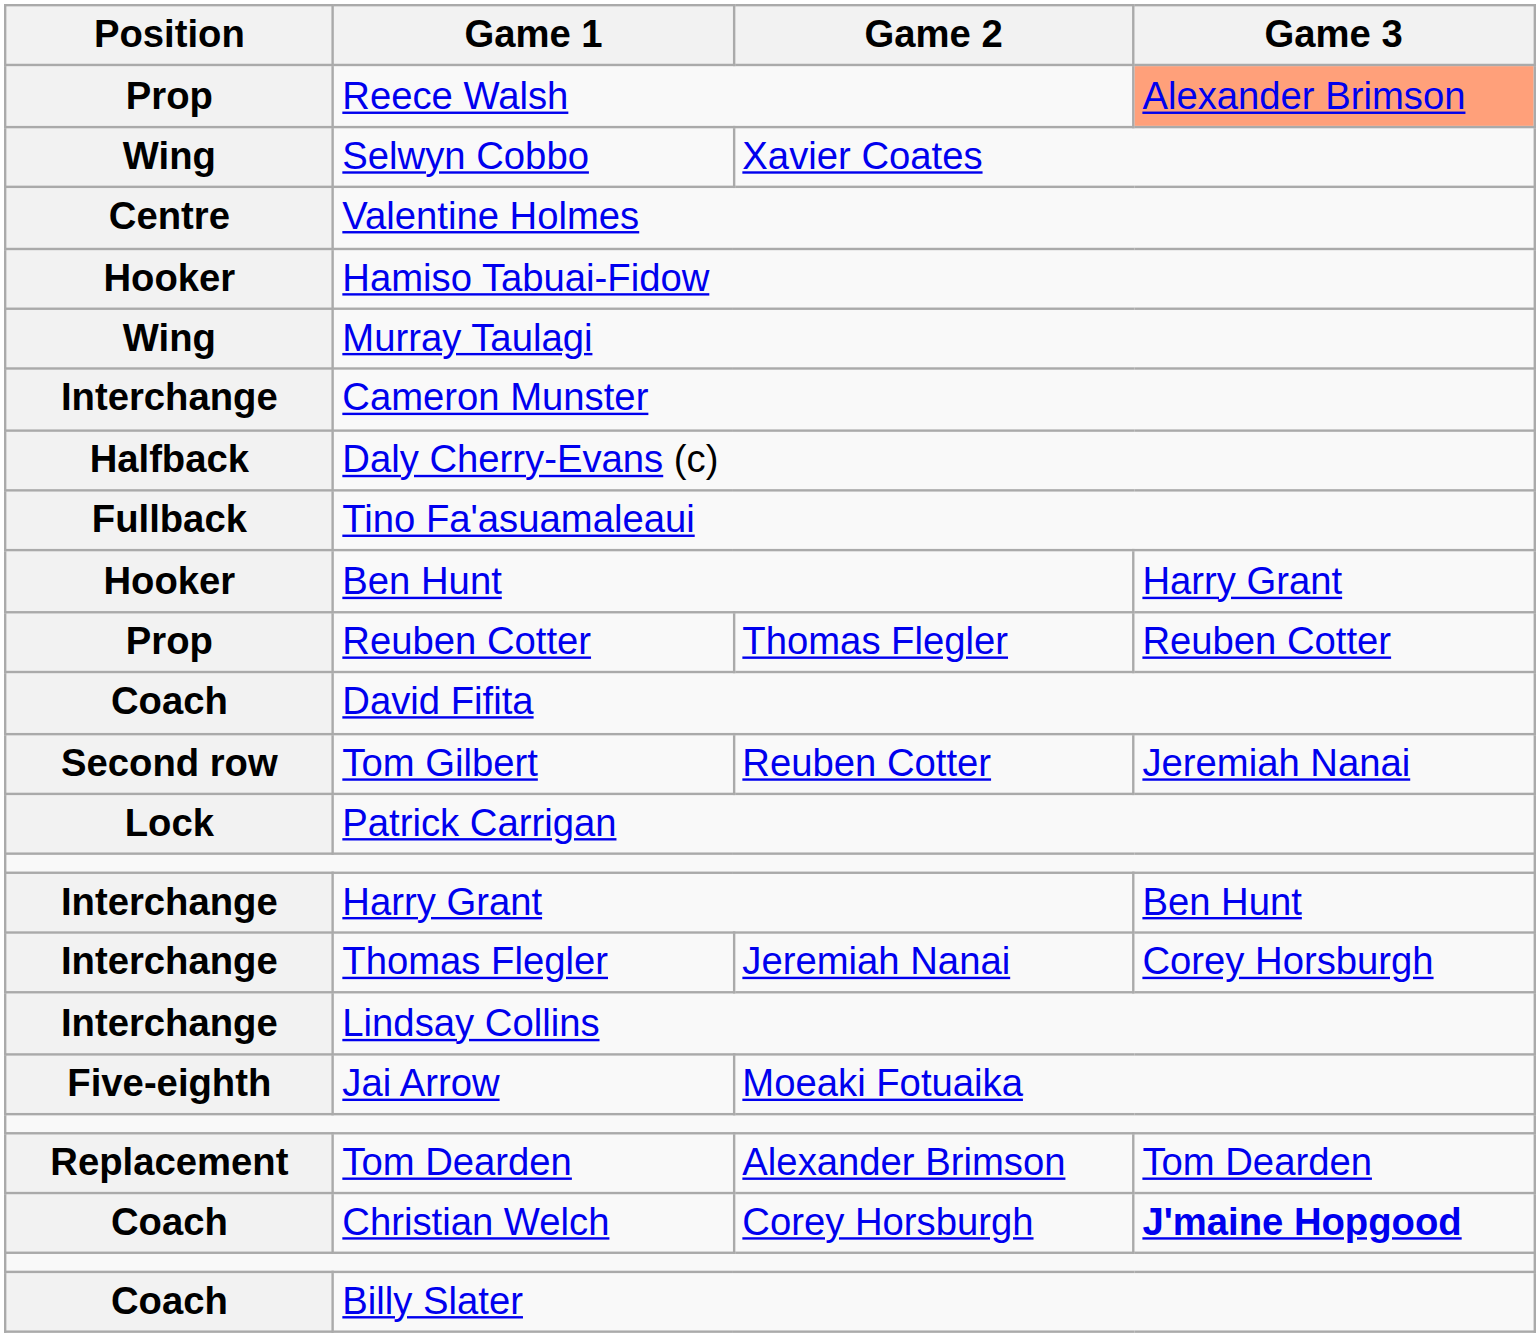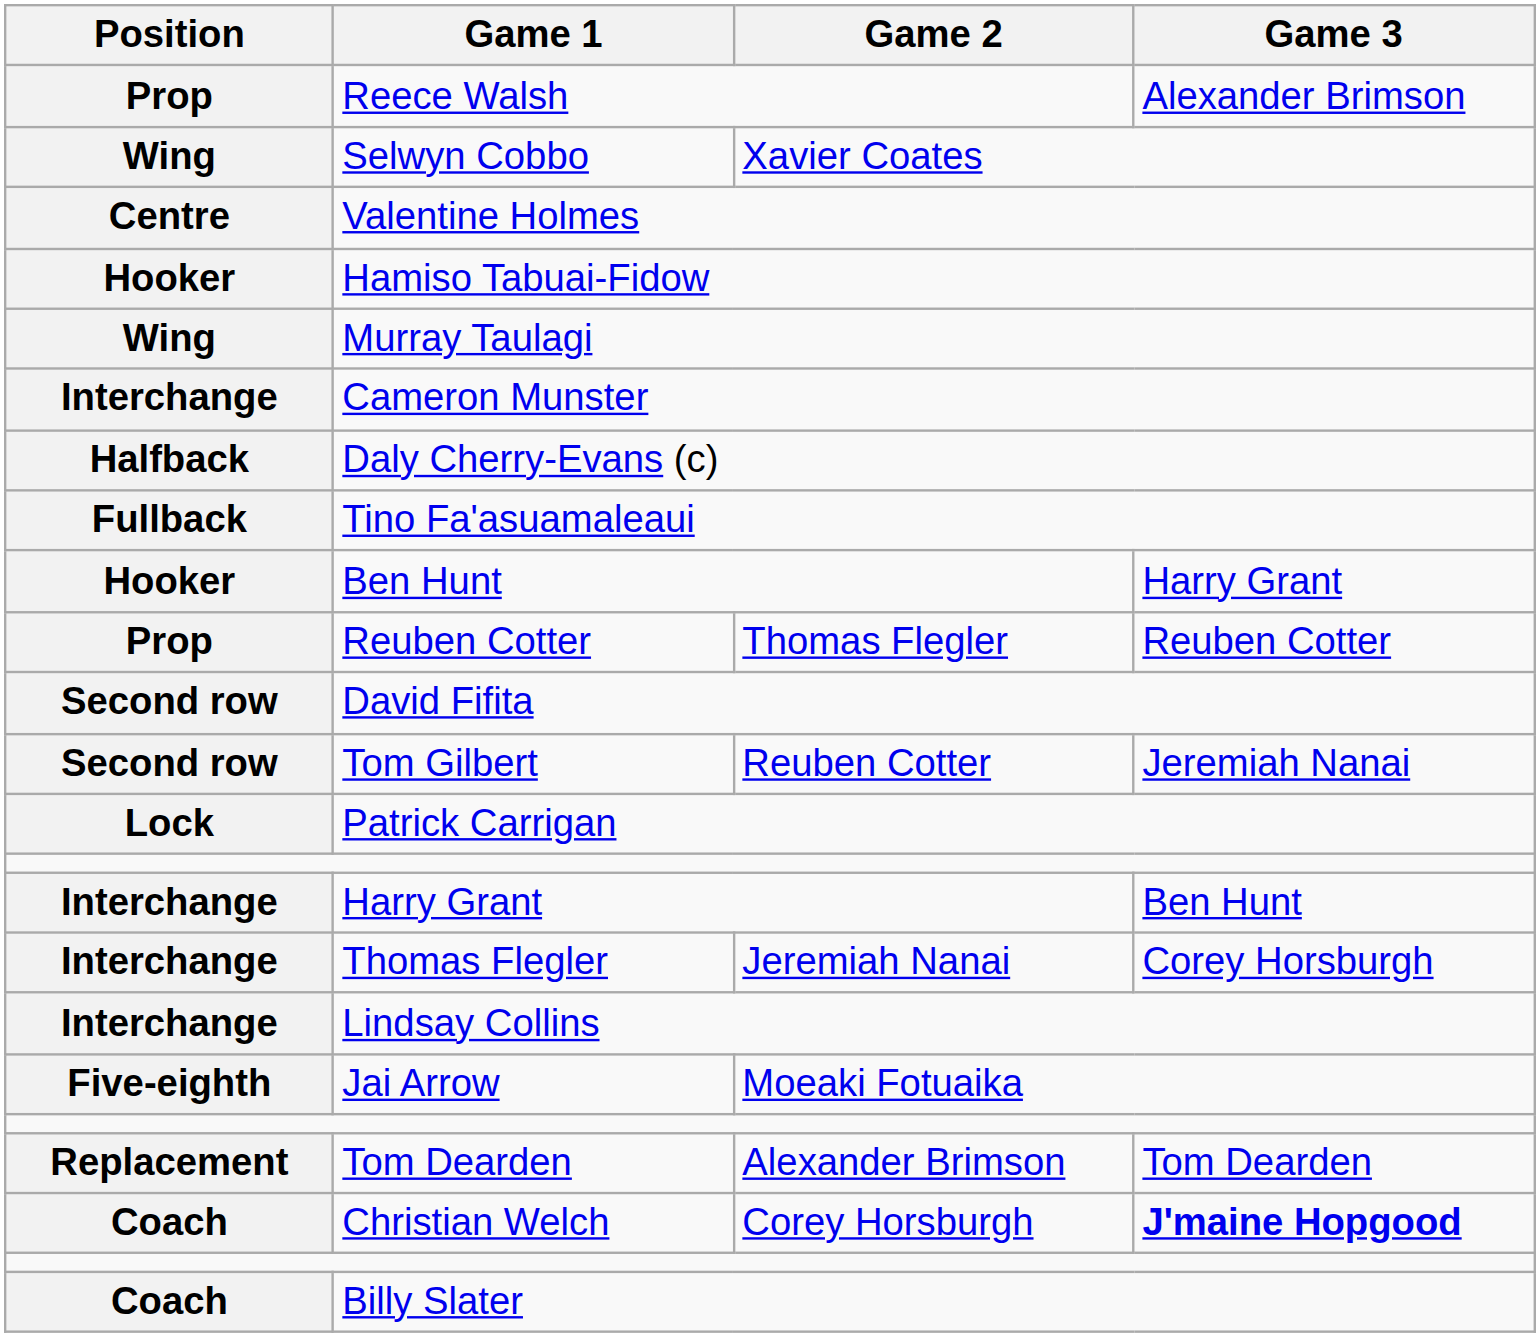(1304, 95) lightsalmon background -> (1304, 95) no background
(169, 701) Coach -> (169, 701) Second row
